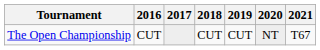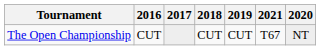columns swapped: (270, 14) <-> (301, 14)
